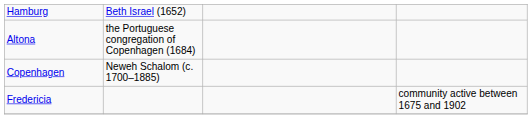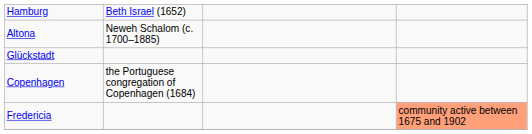(151, 39) the Portuguese congregation of Copenhagen (1684) -> (149, 34) Neweh Schalom (c. 1700–1885)
+ row: (30, 55)
(149, 72) Neweh Schalom (c. 1700–1885) -> (151, 83) the Portuguese congregation of Copenhagen (1684)
(458, 100) no background -> (458, 116) lightsalmon background
